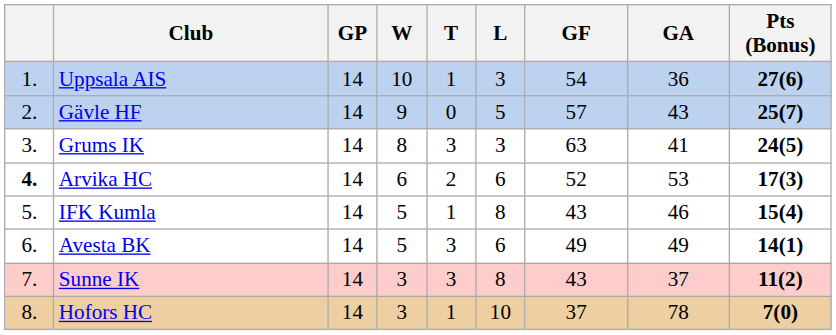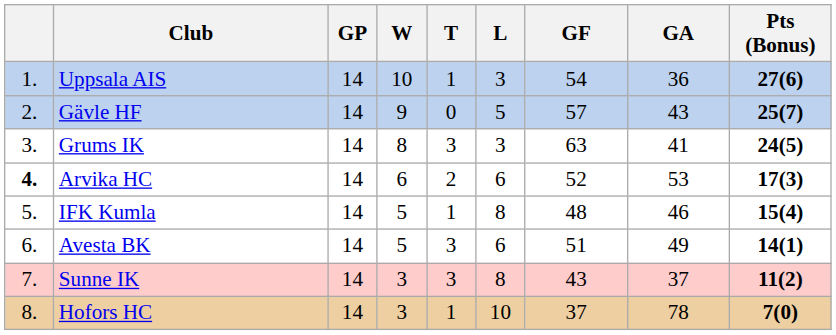(576, 212) 43 -> (576, 212) 48
(576, 245) 49 -> (576, 245) 51
